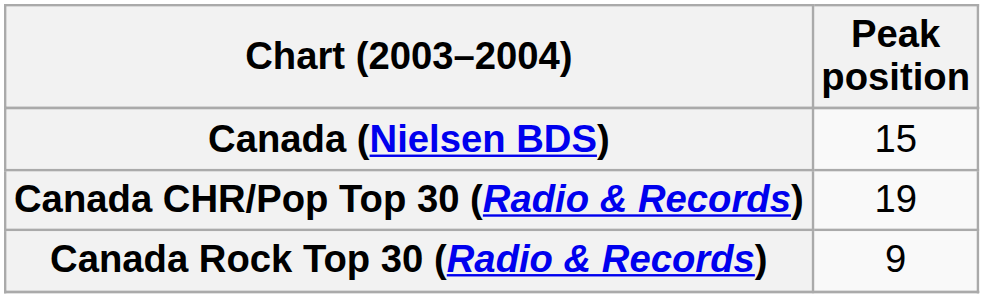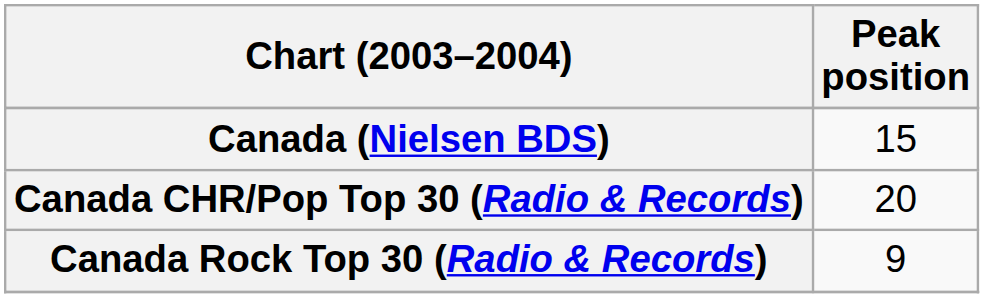(896, 199) 19 -> (896, 199) 20
